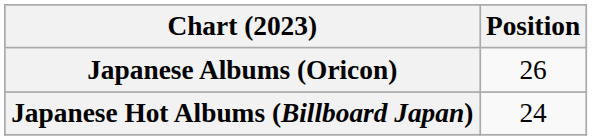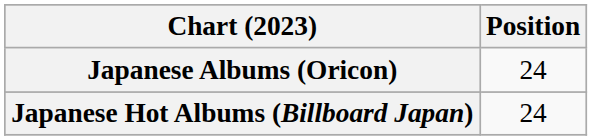(533, 69) 26 -> (533, 69) 24
